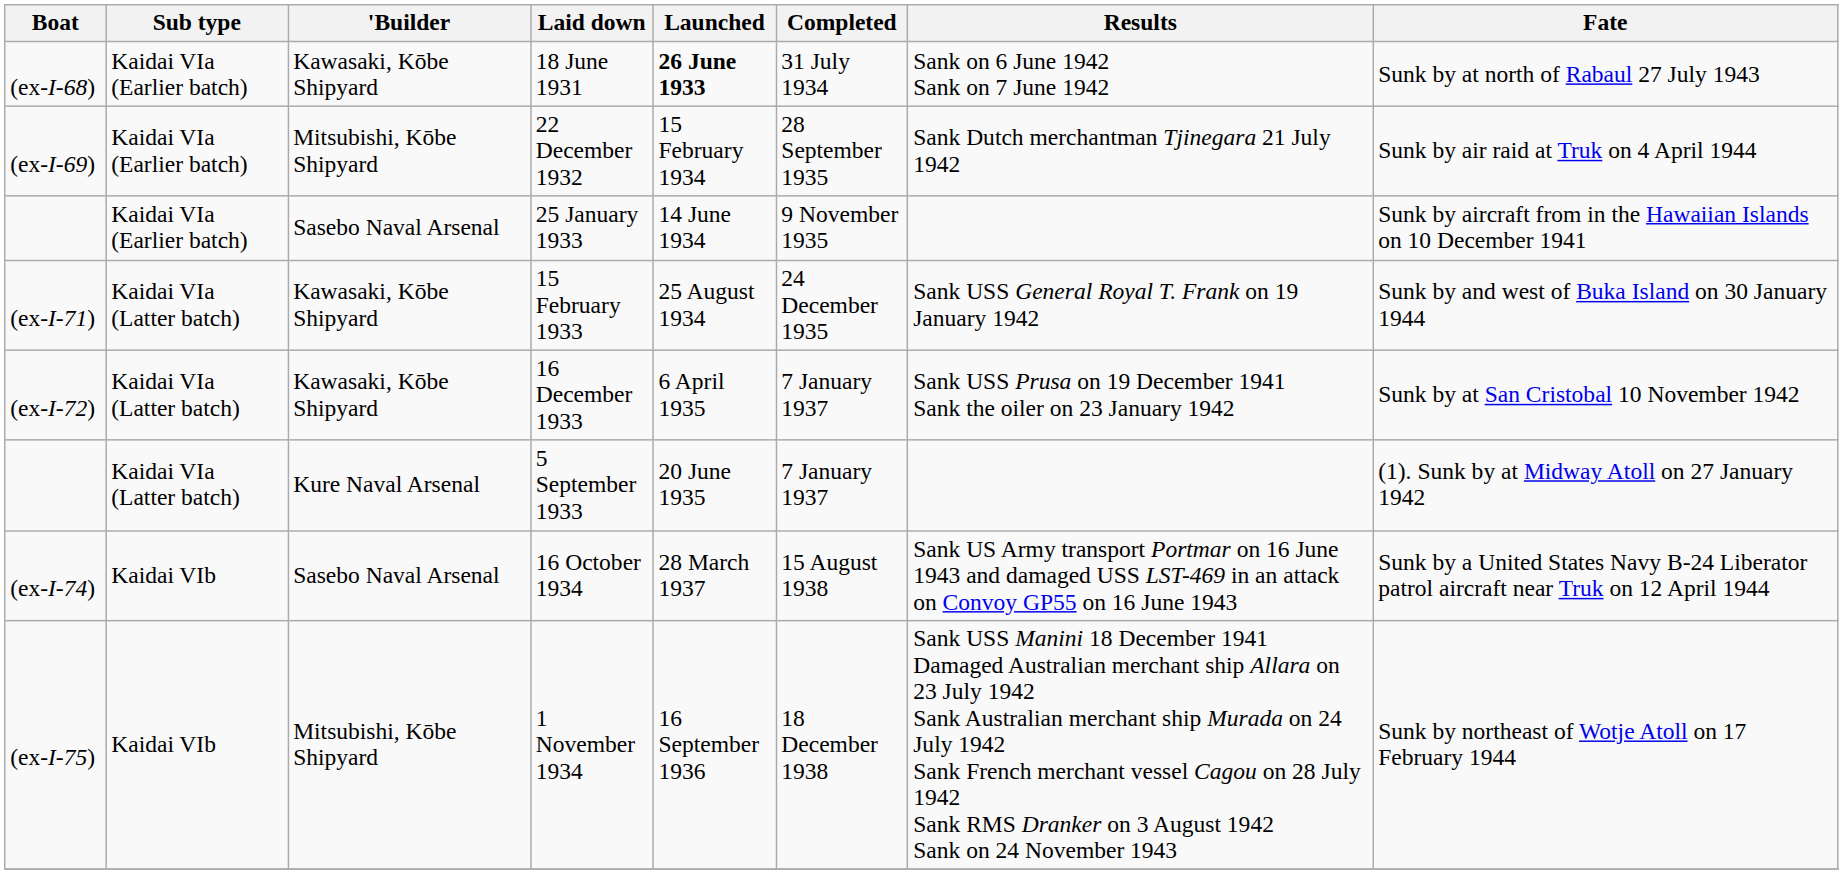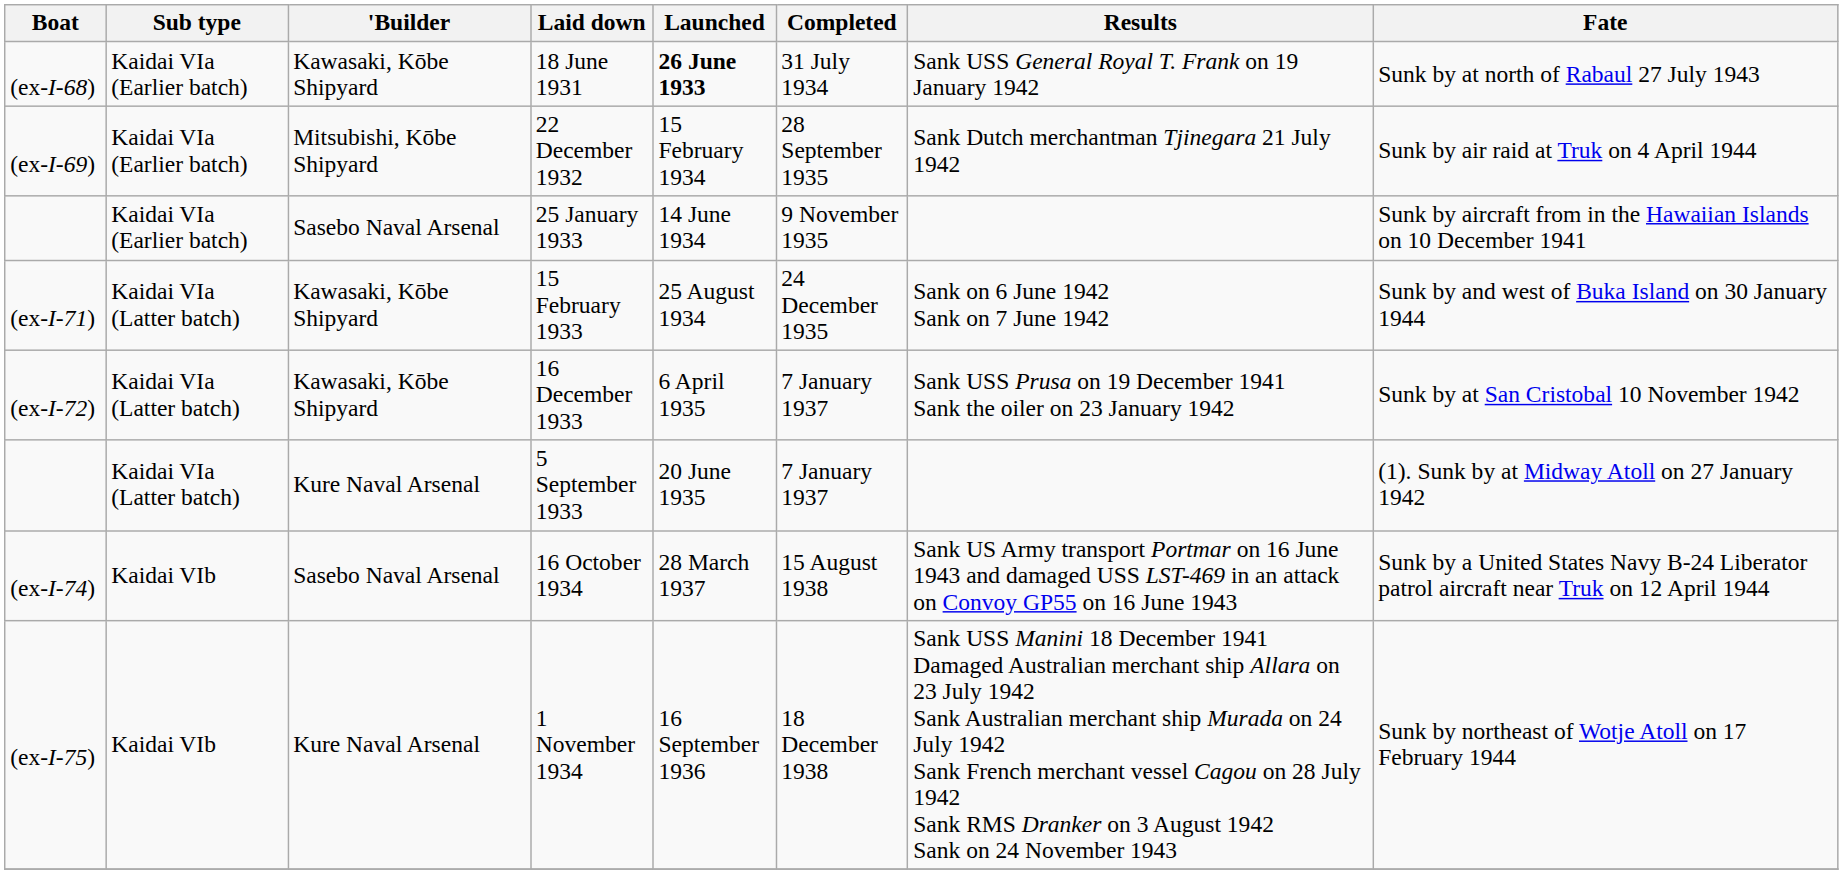(1011, 73) Sank on 6 June 1942 Sank on 7 June 1942 -> (1106, 73) Sank USS General Royal T. Frank on 19 January 1942
(1106, 304) Sank USS General Royal T. Frank on 19 January 1942 -> (1011, 304) Sank on 6 June 1942 Sank on 7 June 1942
(375, 744) Mitsubishi, Kōbe Shipyard -> (387, 744) Kure Naval Arsenal
